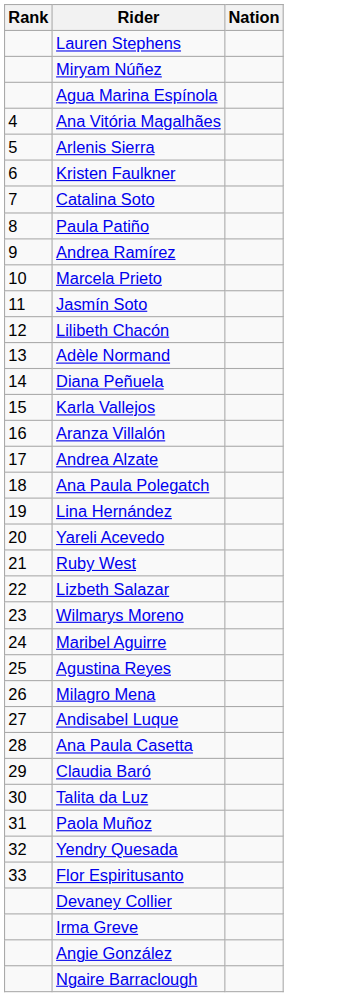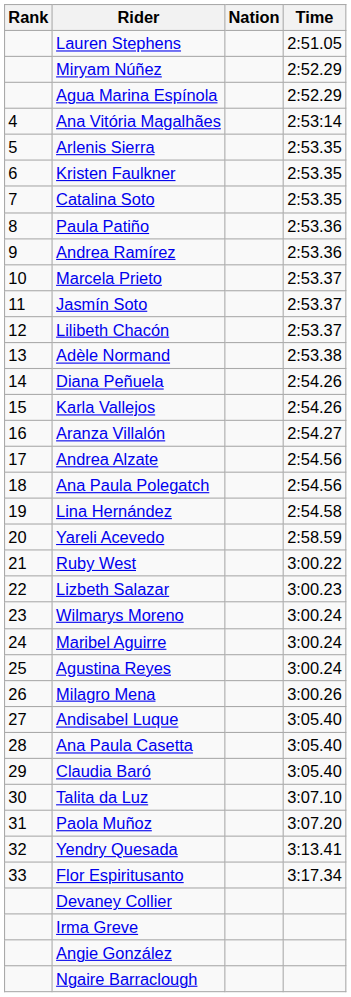+ column: (314, 18)
